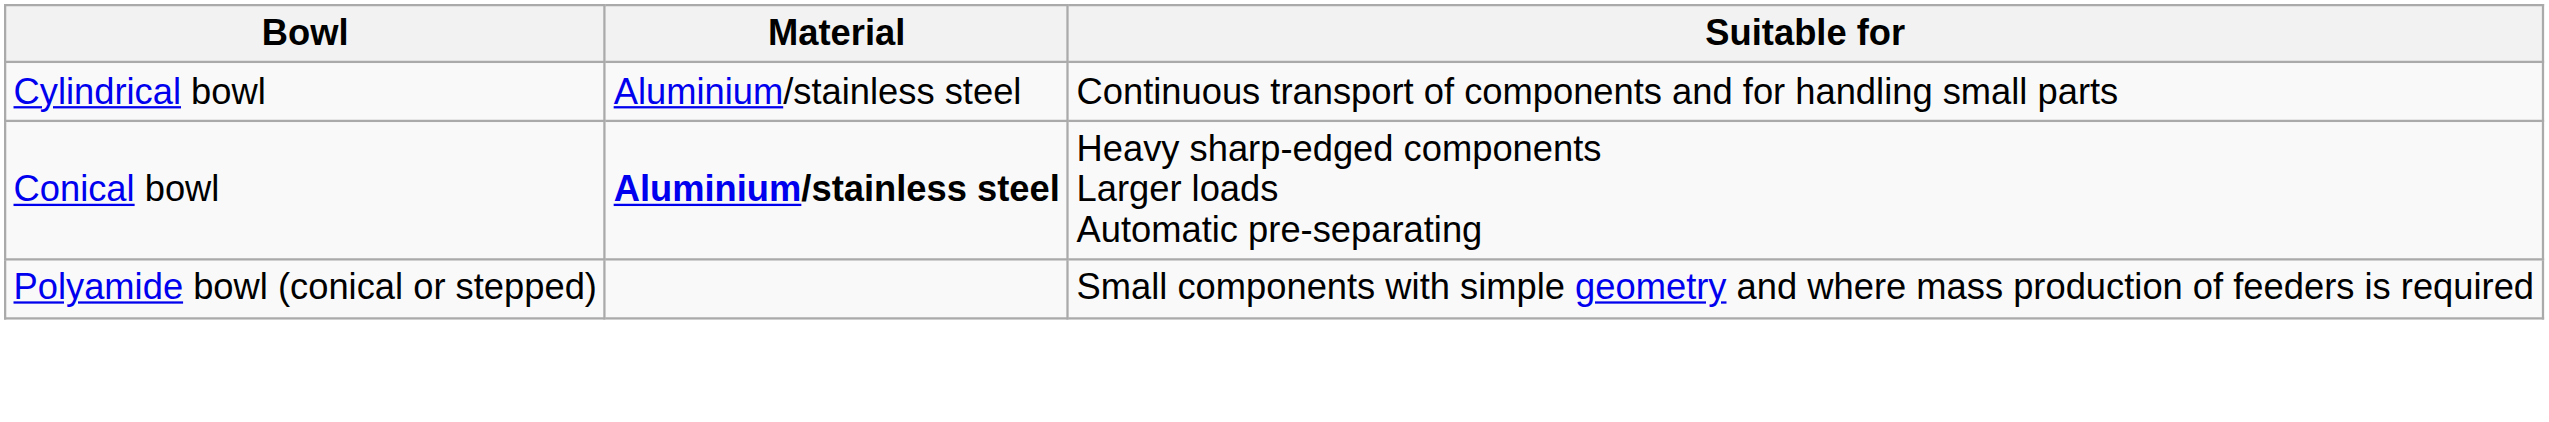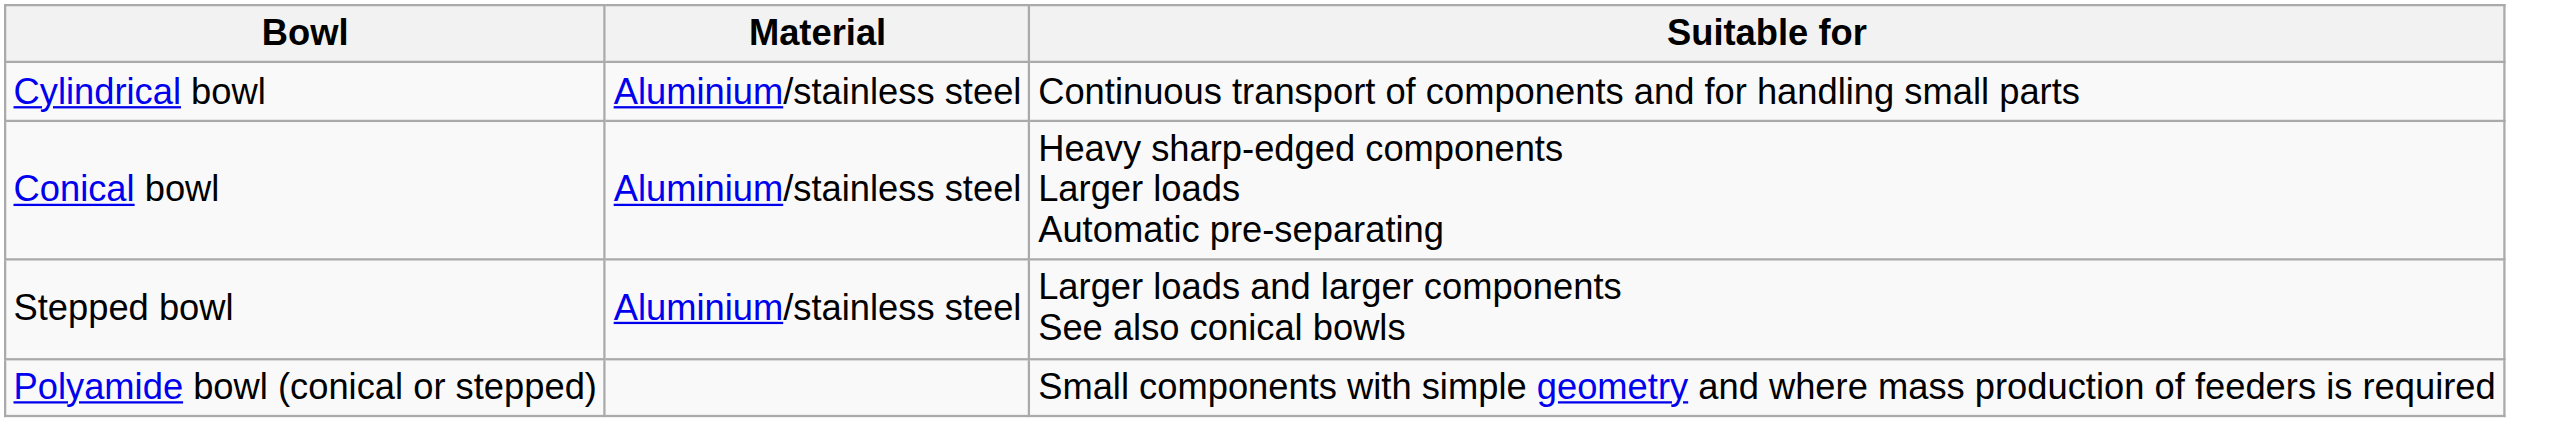(837, 189) bold -> (818, 189) normal
+ row: (124, 308)
